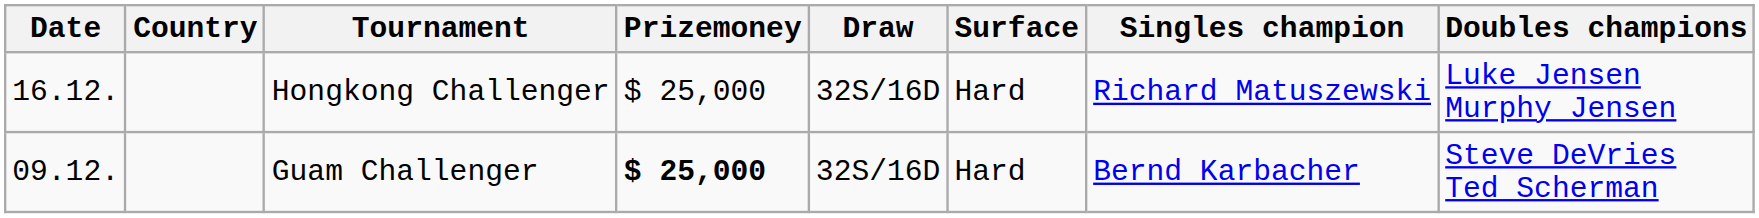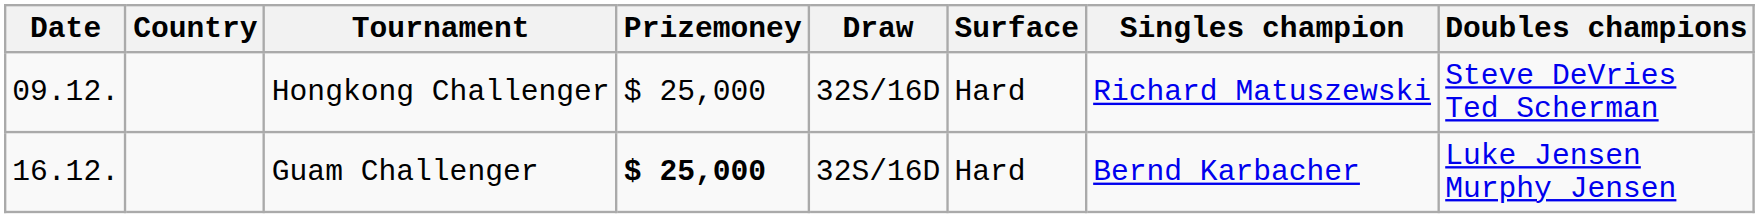(66, 92) 16.12. -> (66, 92) 09.12.
(1561, 92) Luke Jensen Murphy Jensen -> (1561, 92) Steve DeVries Ted Scherman
(66, 172) 09.12. -> (66, 172) 16.12.
(1561, 172) Steve DeVries Ted Scherman -> (1561, 172) Luke Jensen Murphy Jensen
